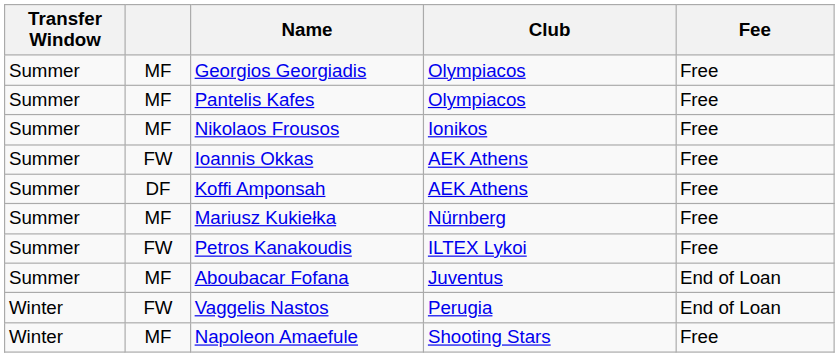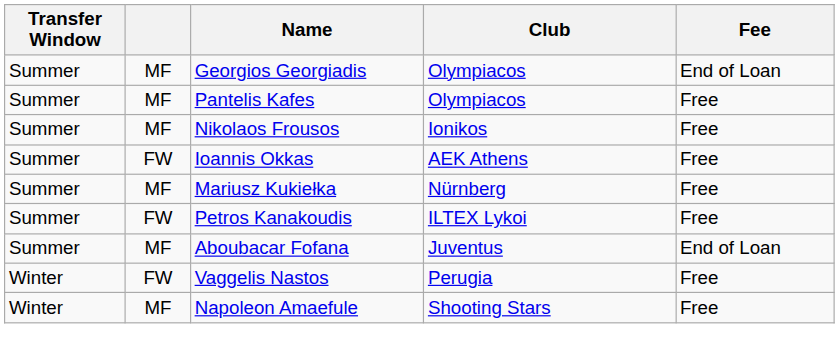(699, 70) Free -> (730, 70) End of Loan
- row: (260, 188)
(730, 307) End of Loan -> (699, 277) Free
